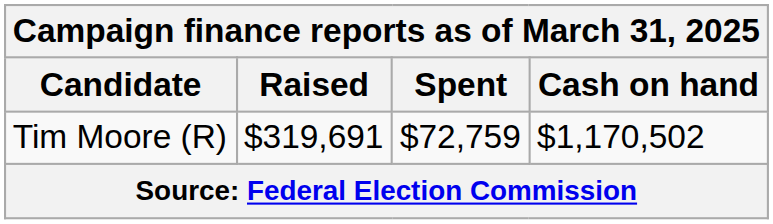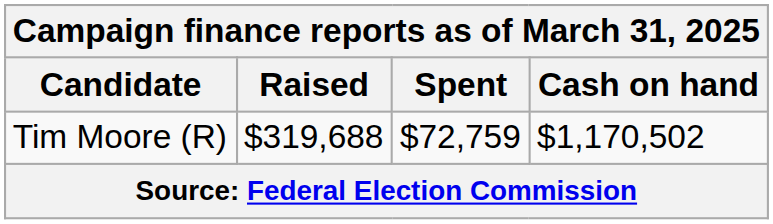(314, 137) $319,691 -> (314, 137) $319,688
